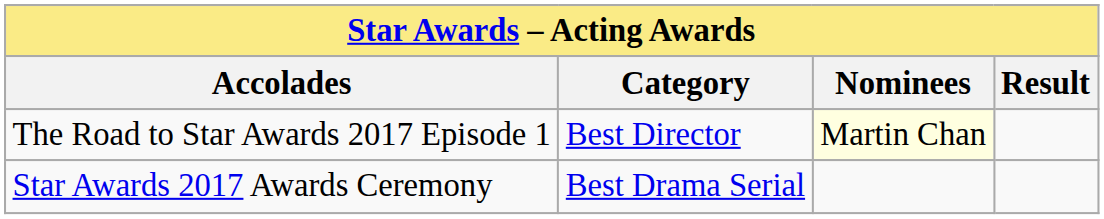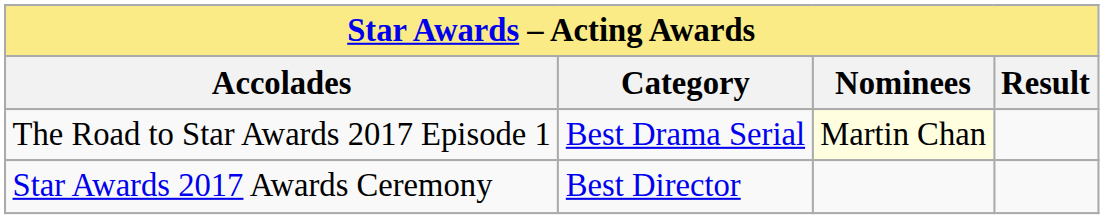(653, 133) Best Director -> (685, 133) Best Drama Serial
(685, 185) Best Drama Serial -> (653, 185) Best Director
